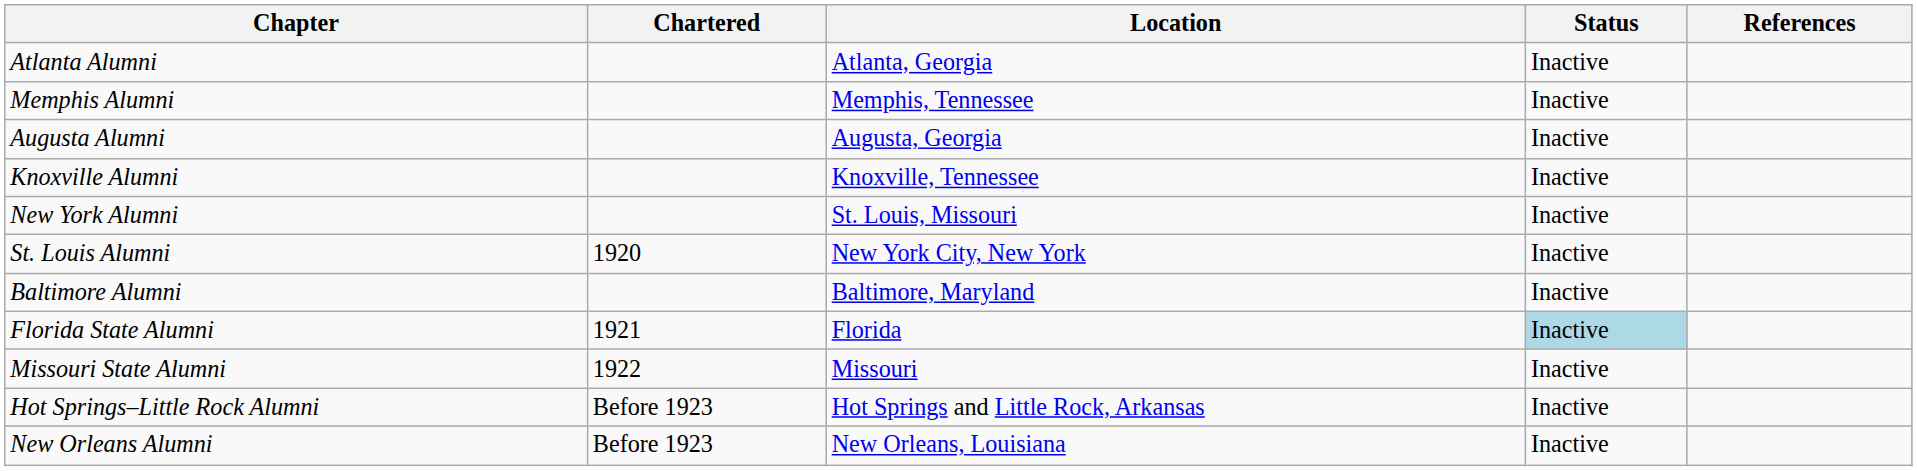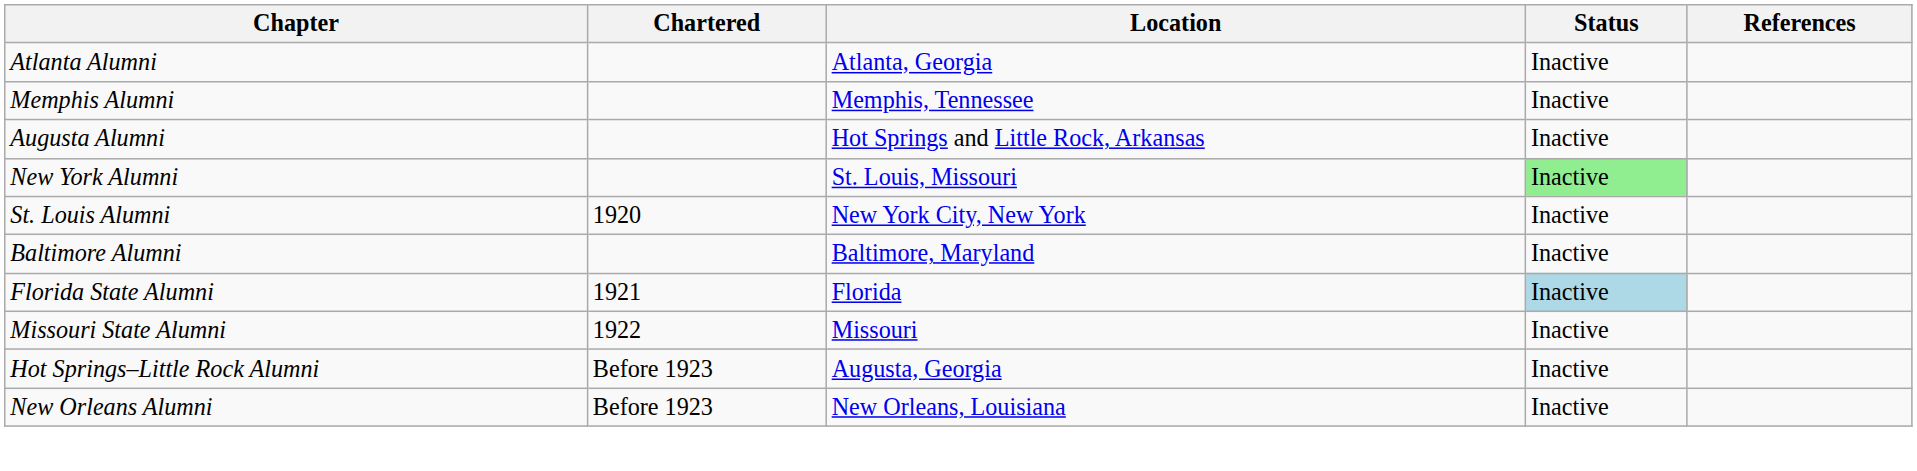(917, 138) Augusta, Georgia -> (1018, 138) Hot Springs and Little Rock, Arkansas
- row: (94, 176)
(1570, 215) no background -> (1570, 176) lightgreen background
(1018, 406) Hot Springs and Little Rock, Arkansas -> (917, 368) Augusta, Georgia
